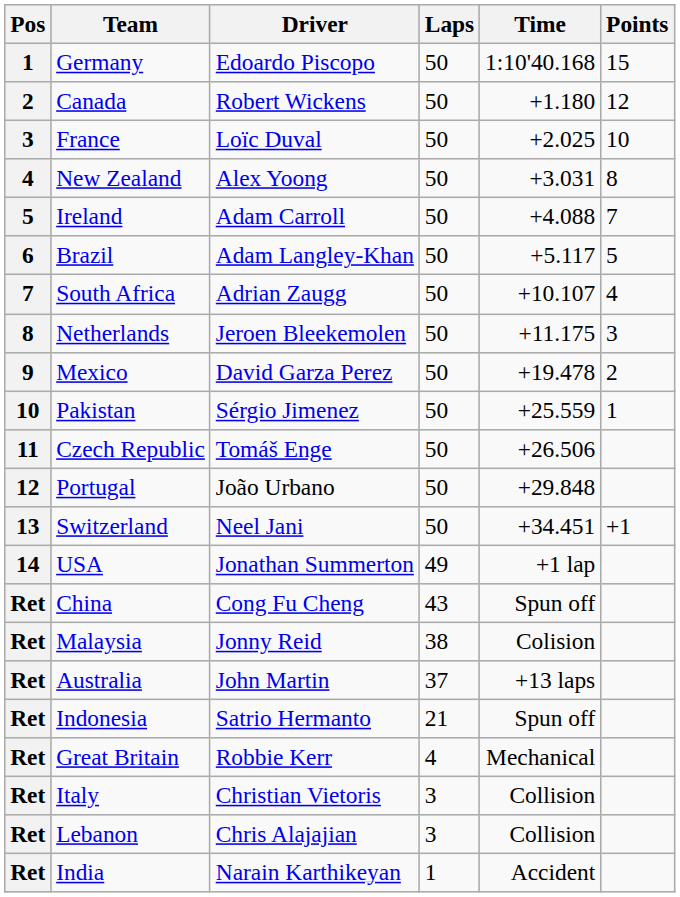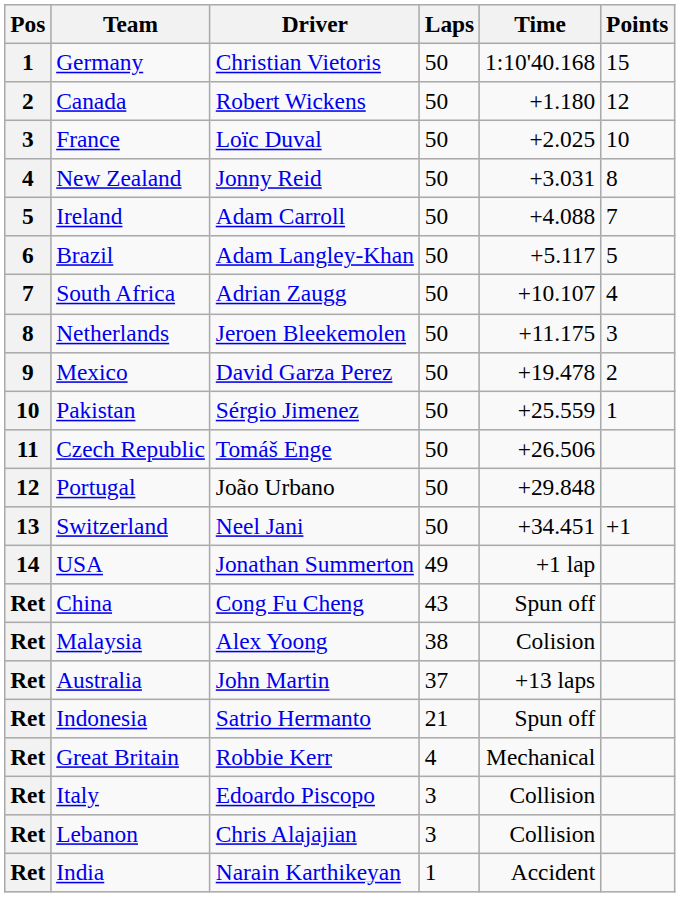(295, 62) Edoardo Piscopo -> (298, 62) Christian Vietoris
(272, 178) Alex Yoong -> (269, 178) Jonny Reid
(269, 641) Jonny Reid -> (272, 641) Alex Yoong
(298, 795) Christian Vietoris -> (295, 795) Edoardo Piscopo
